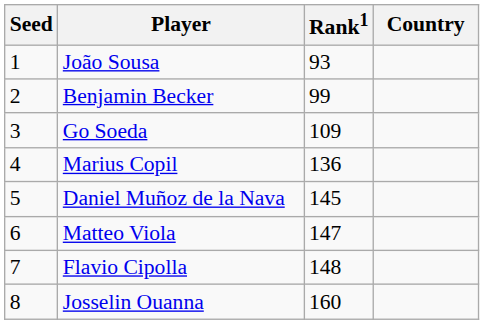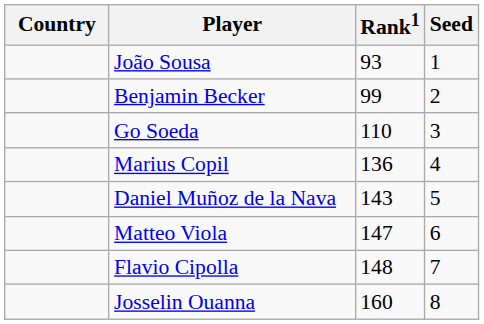columns swapped: (426, 24) <-> (31, 24)
(325, 130) 109 -> (376, 130) 110
(325, 198) 145 -> (377, 198) 143
